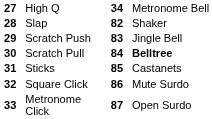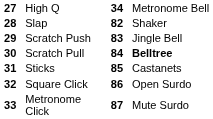(160, 84) Mute Surdo -> (162, 84) Open Surdo
(162, 105) Open Surdo -> (160, 105) Mute Surdo
